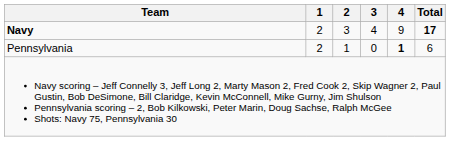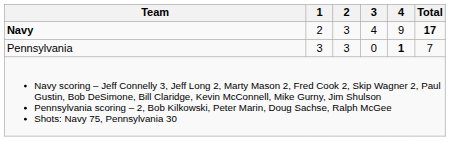(320, 48) 2 -> (320, 48) 3
(347, 48) 1 -> (347, 48) 3
(430, 48) 6 -> (430, 48) 7
